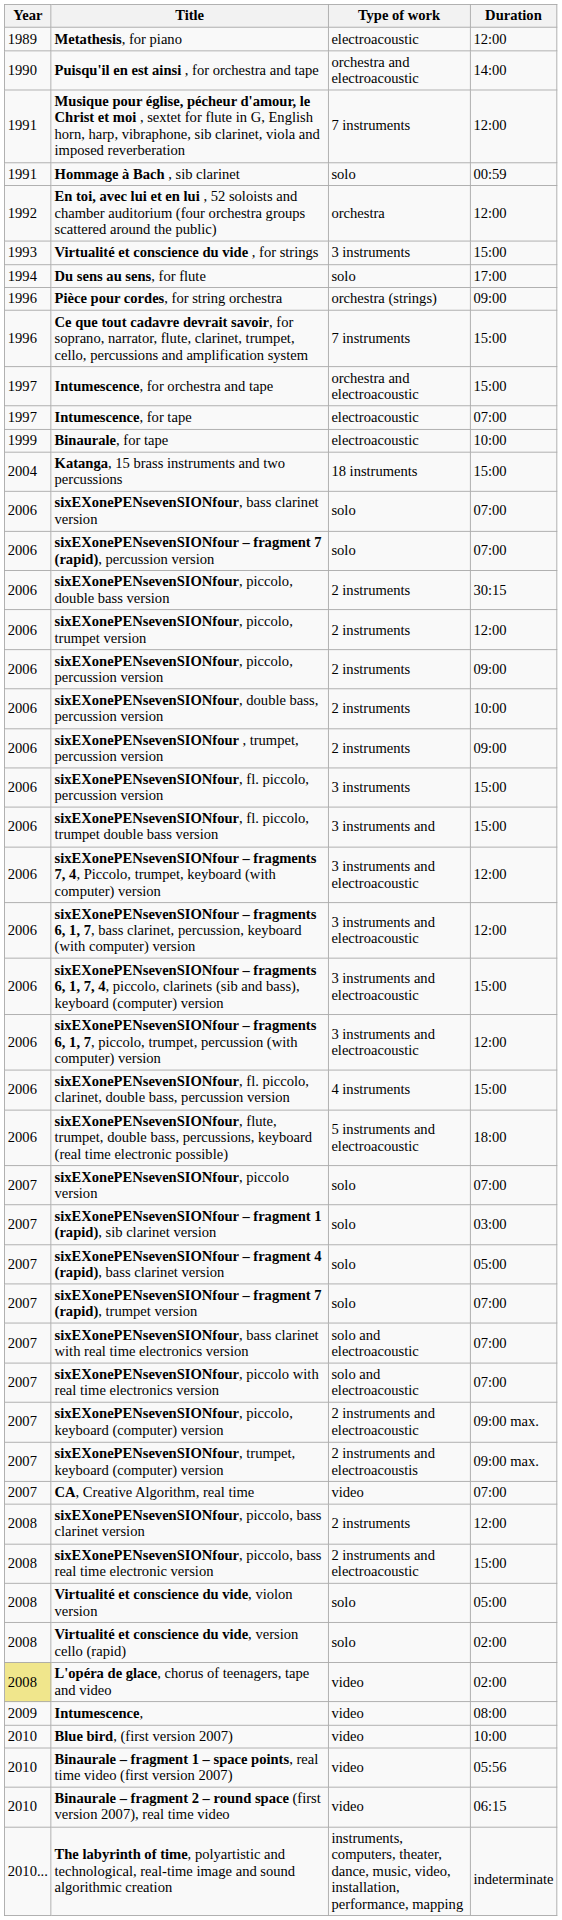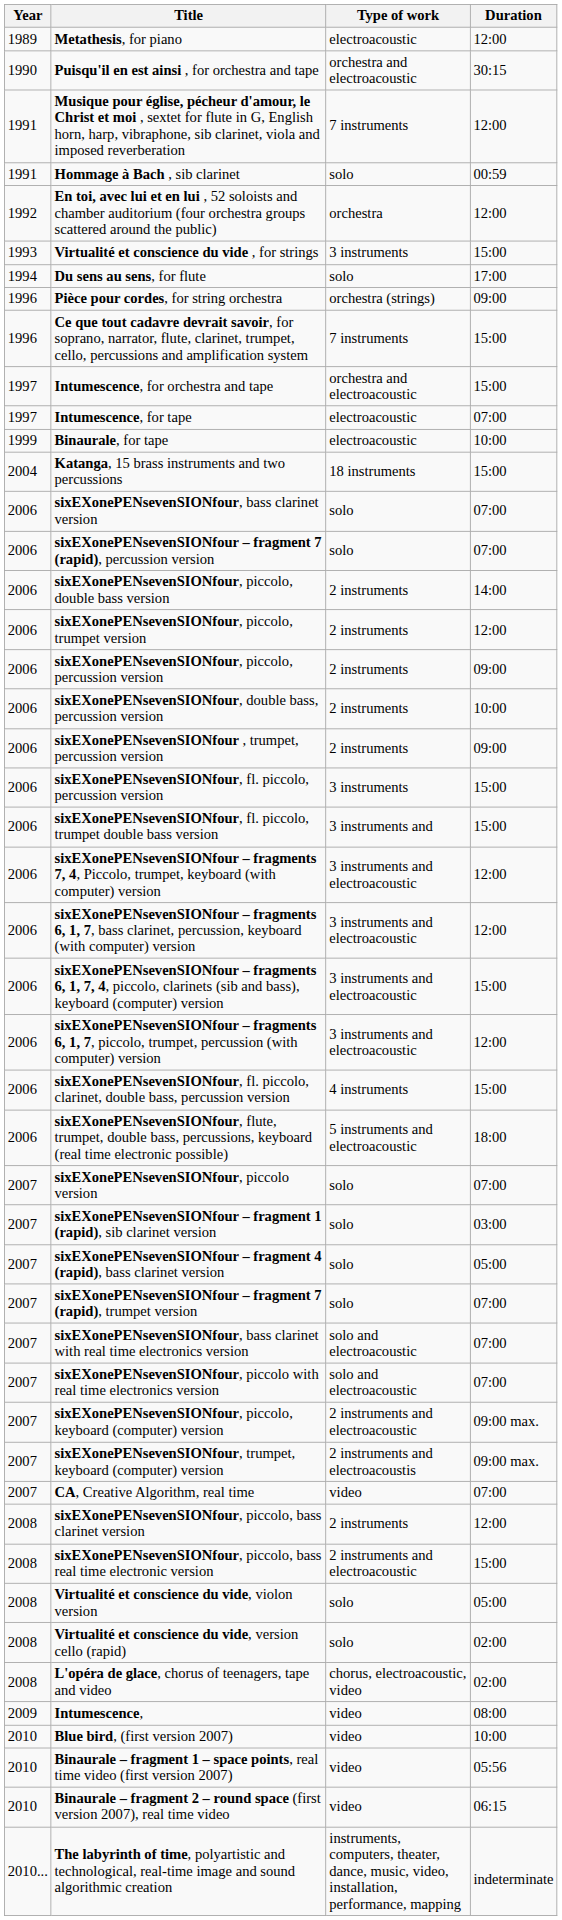(490, 70) 14:00 -> (490, 70) 30:15
(490, 590) 30:15 -> (490, 590) 14:00
(22, 1682) khaki background -> (22, 1682) no background
(348, 1682) video -> (398, 1682) chorus, electroacoustic, video
